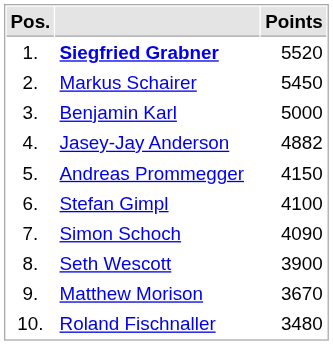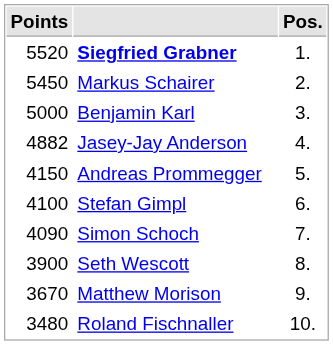columns swapped: (30, 21) <-> (294, 21)
